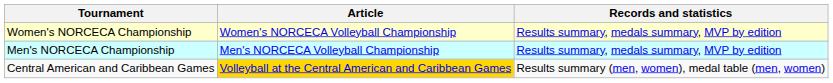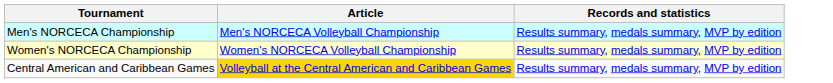rows swapped: (91, 50) <-> (99, 31)
(671, 68) Results summary (men, women), medal table (men, women) -> (649, 68) Results summary, medals summary, MVP by edition
